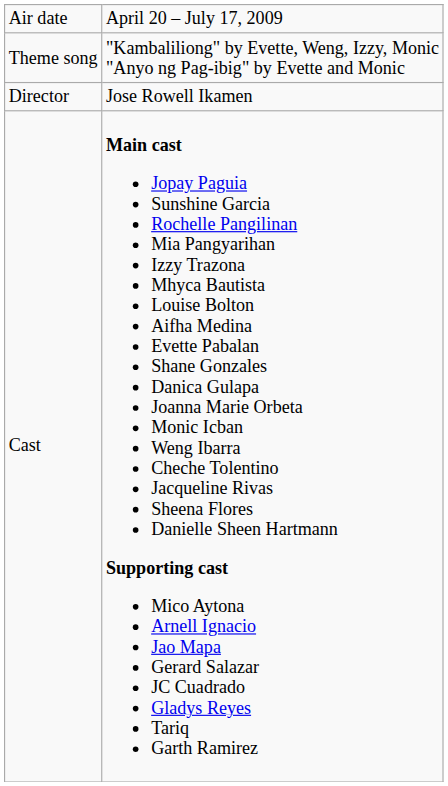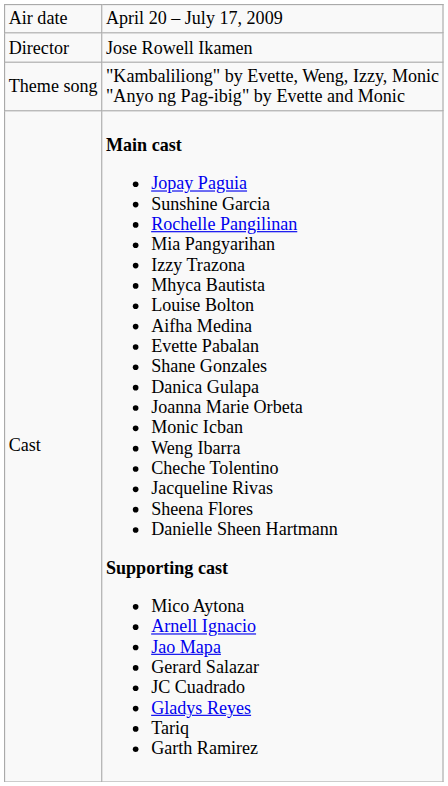rows swapped: (53, 57) <-> (39, 96)
